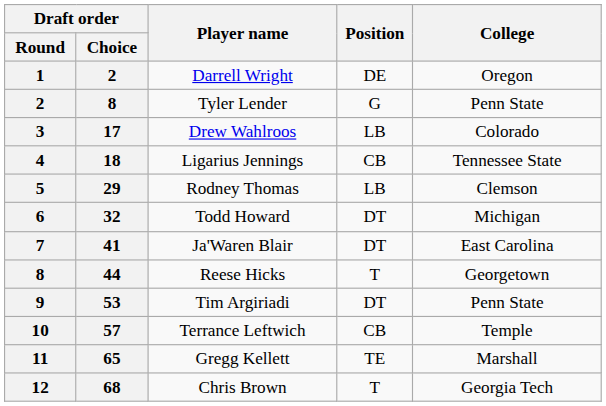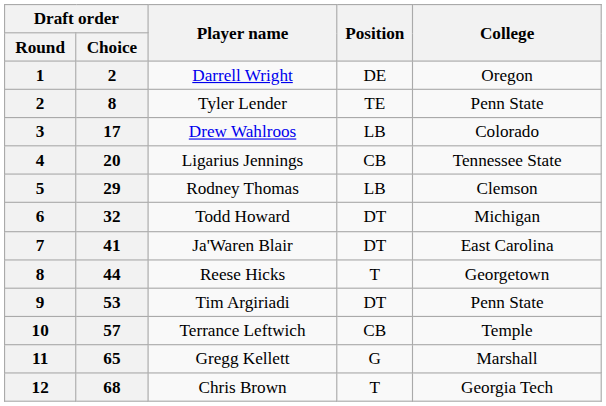(375, 103) G -> (375, 103) TE
(112, 160) 18 -> (112, 160) 20
(375, 358) TE -> (375, 358) G
